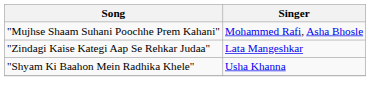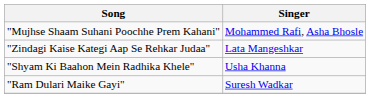+ row: (66, 84)
